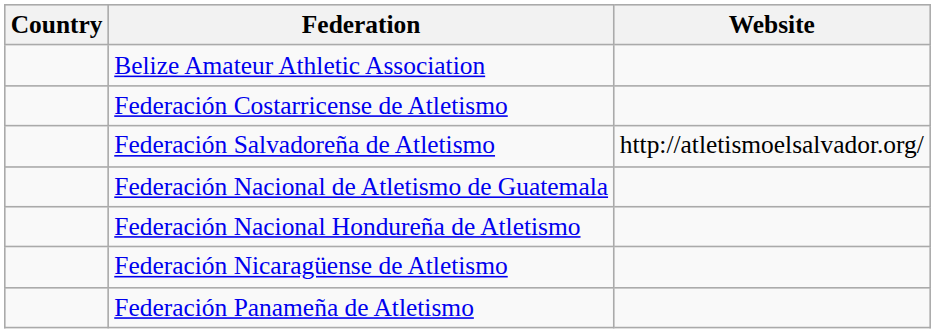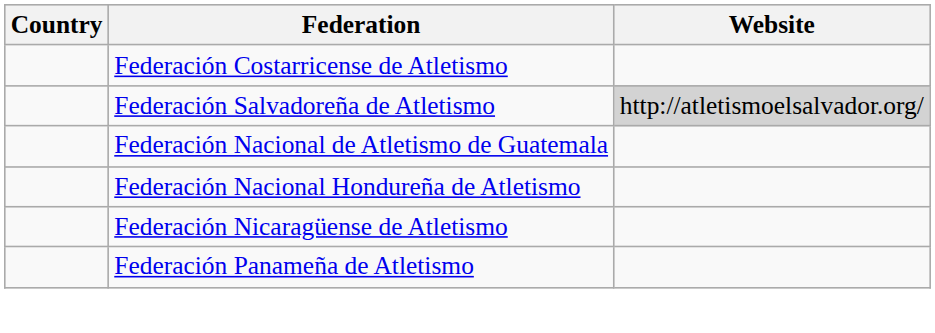- row: (300, 65)
(772, 145) no background -> (772, 105) lightgrey background
